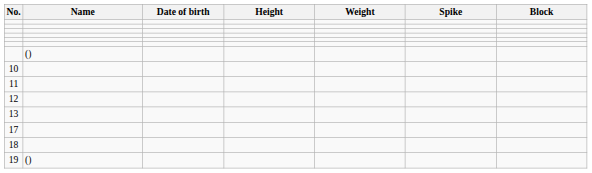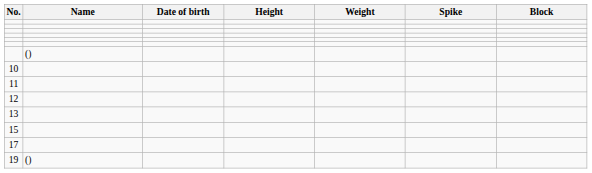+ row: (14, 130)
- row: (14, 145)
